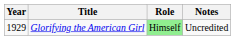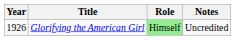(16, 27) 1929 -> (16, 27) 1926
